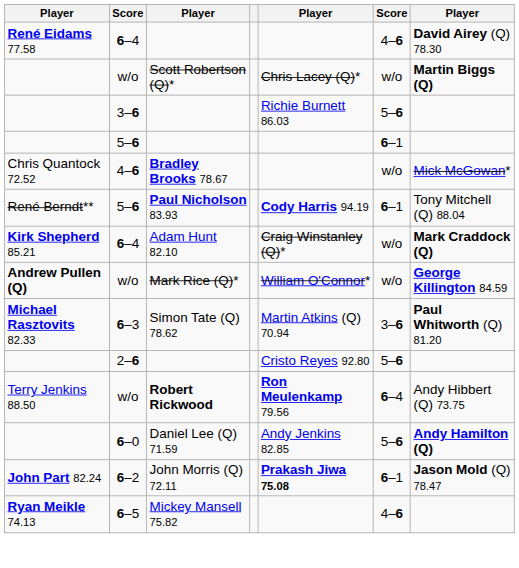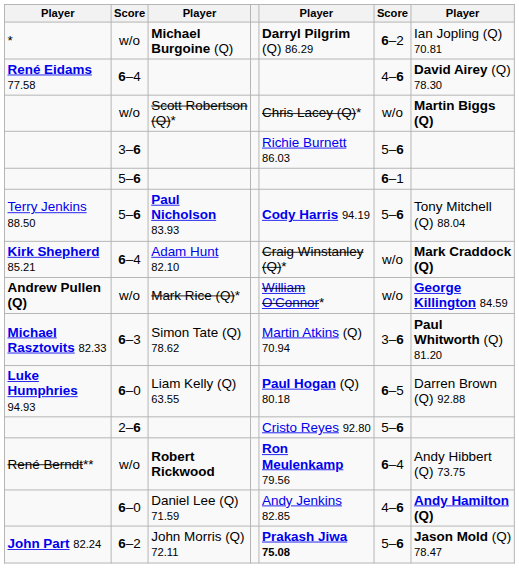+ row: (130, 40)
- row: (128, 171)
(50, 207) René Berndt** -> (47, 215) Terry Jenkins 88.50
(392, 207) 6–1 -> (392, 215) 5–6
+ row: (130, 391)
(47, 397) Terry Jenkins 88.50 -> (50, 464) René Berndt**
(392, 441) 5–6 -> (392, 508) 4–6
(392, 477) 6–1 -> (392, 544) 5–6
- row: (128, 514)
